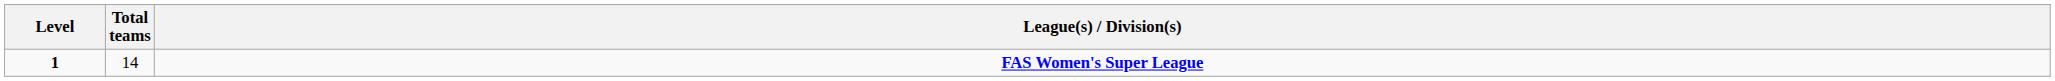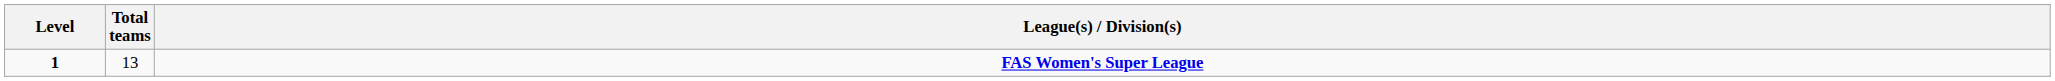(130, 62) 14 -> (130, 62) 13
